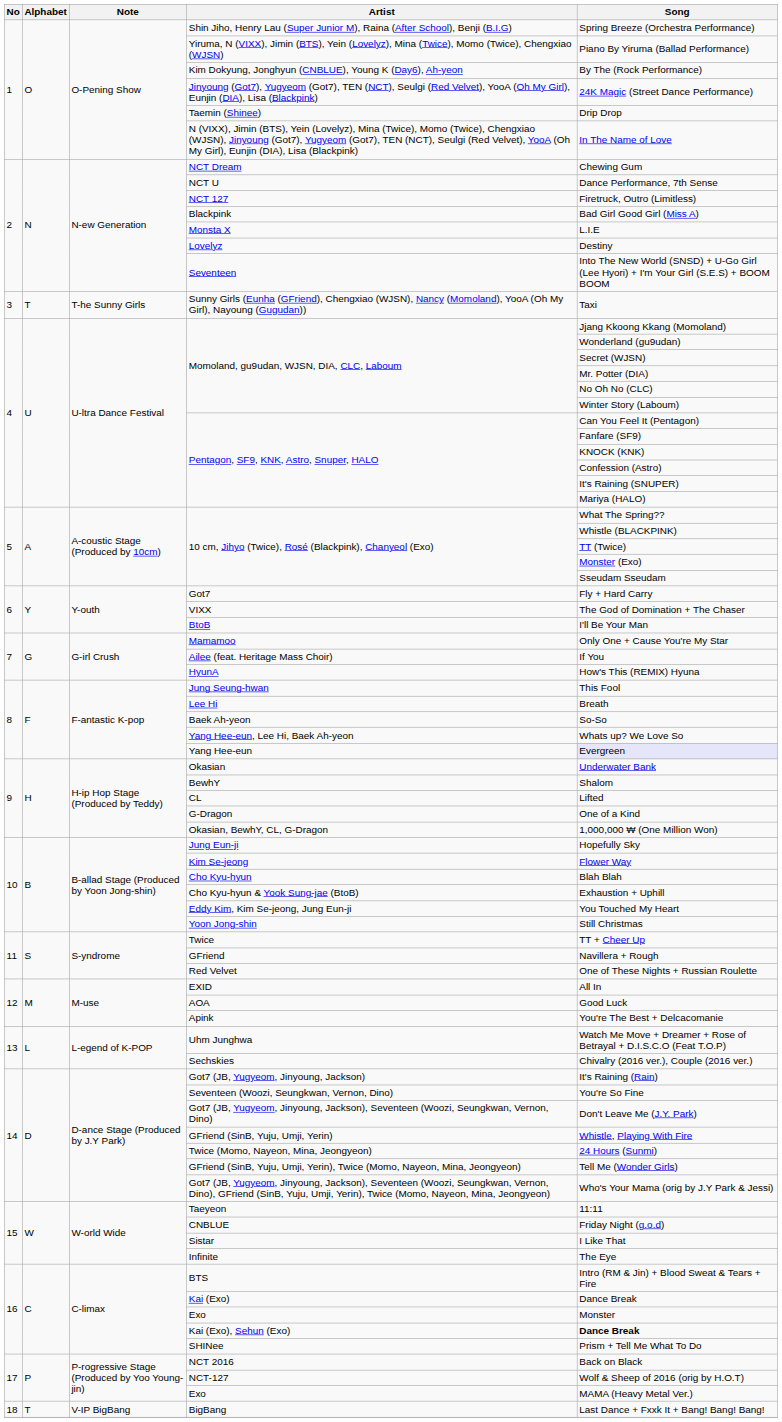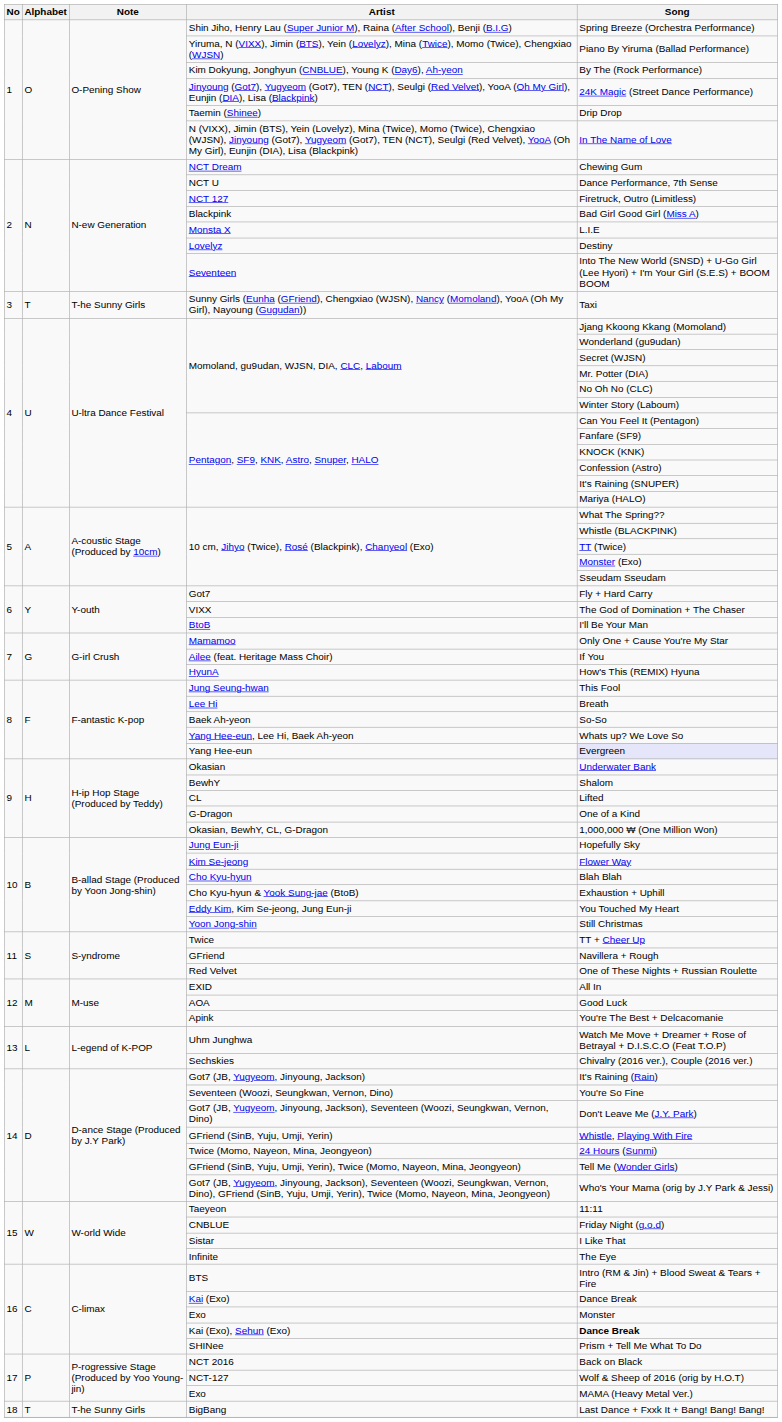(101, 1409) V-IP BigBang -> (108, 1409) T-he Sunny Girls
